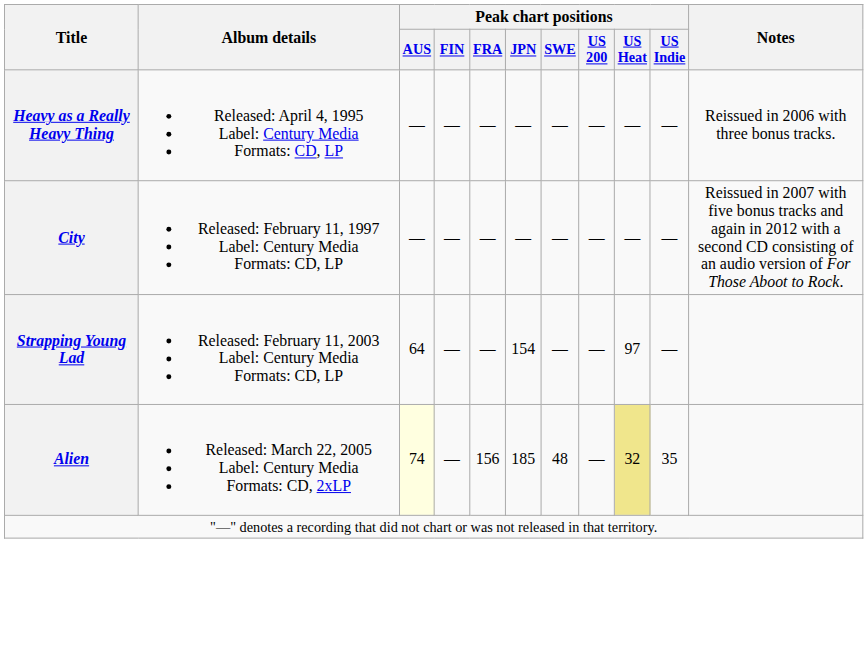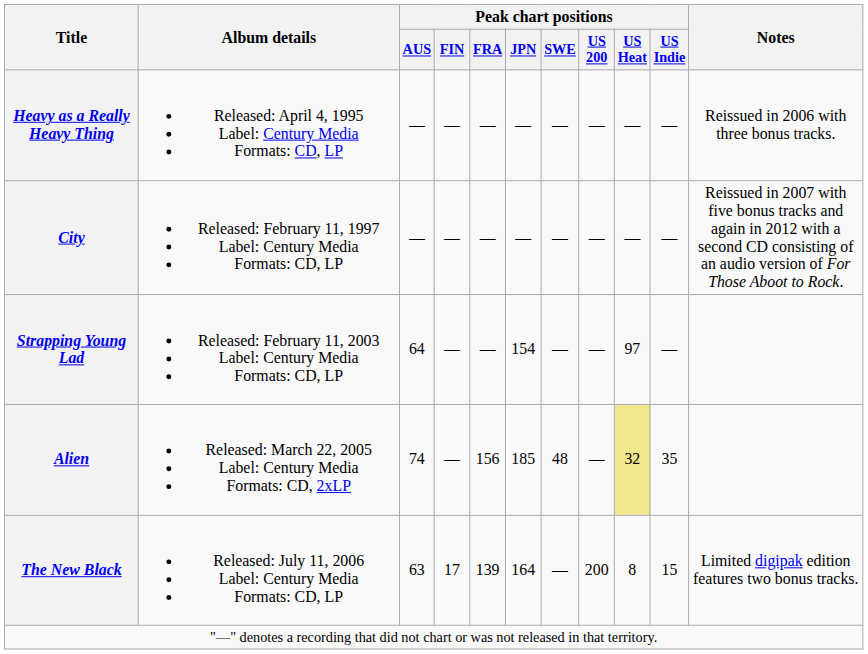(417, 459) lightyellow background -> (417, 459) no background
+ row: (71, 570)
